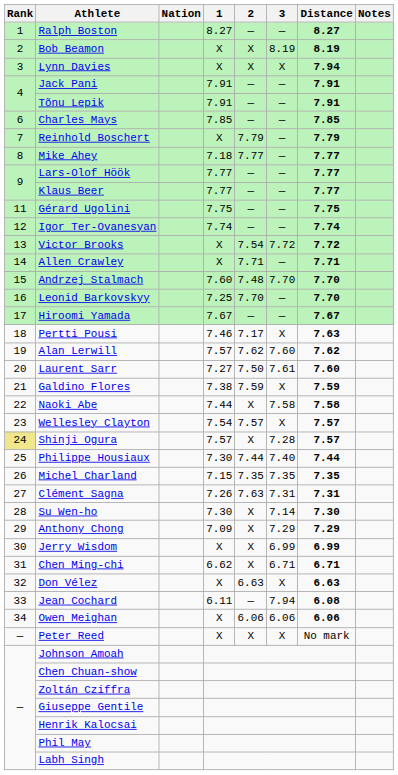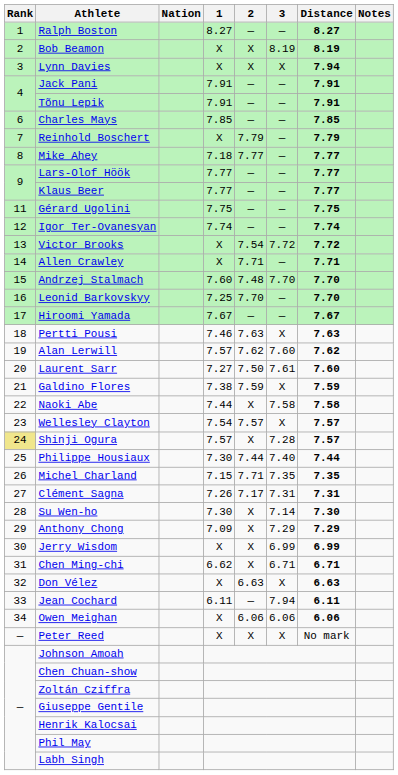(251, 334) 7.17 -> (251, 334) 7.63
(251, 476) 7.35 -> (251, 476) 7.71
(251, 494) 7.63 -> (251, 494) 7.17
(327, 601) 6.08 -> (327, 601) 6.11
